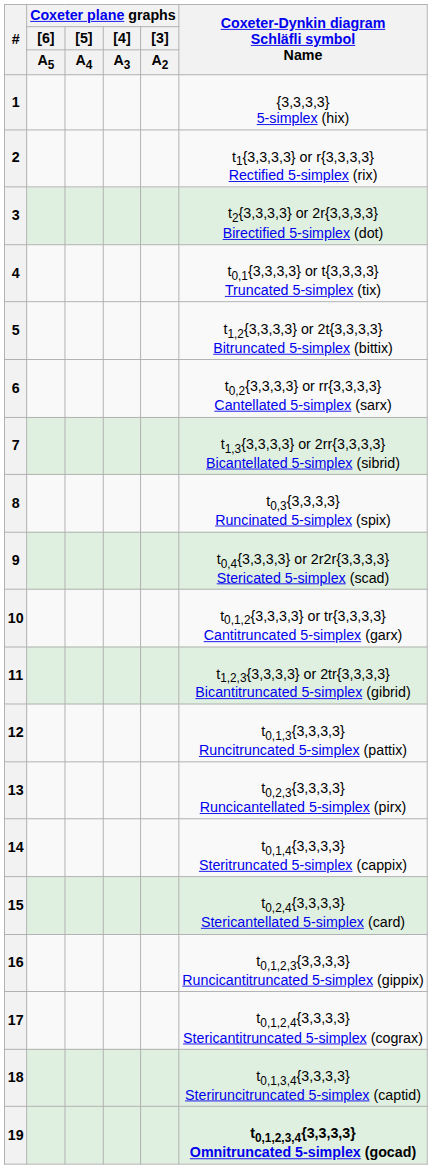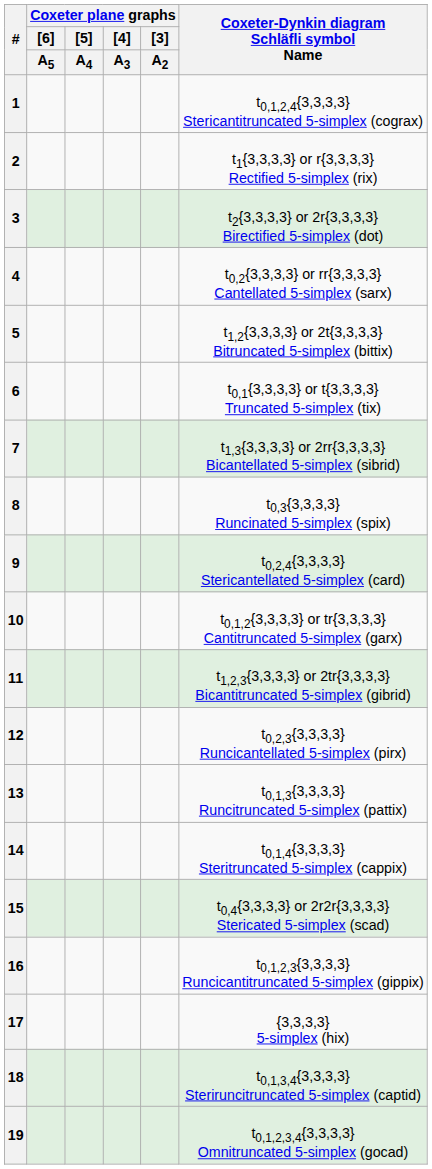(303, 110) {3,3,3,3} 5-simplex (hix) -> (303, 111) t0,1,2,4{3,3,3,3} Stericantitruncated 5-simplex (cograx)
(303, 281) t0,1{3,3,3,3} or t{3,3,3,3} Truncated 5-simplex (tix) -> (303, 284) t0,2{3,3,3,3} or rr{3,3,3,3} Cantellated 5-simplex (sarx)
(303, 396) t0,2{3,3,3,3} or rr{3,3,3,3} Cantellated 5-simplex (sarx) -> (303, 399) t0,1{3,3,3,3} or t{3,3,3,3} Truncated 5-simplex (tix)
(303, 568) t0,4{3,3,3,3} or 2r2r{3,3,3,3} Stericated 5-simplex (scad) -> (303, 571) t0,2,4{3,3,3,3} Stericantellated 5-simplex (card)
(303, 741) t0,1,3{3,3,3,3} Runcitruncated 5-simplex (pattix) -> (303, 743) t0,2,3{3,3,3,3} Runcicantellated 5-simplex (pirx)
(303, 798) t0,2,3{3,3,3,3} Runcicantellated 5-simplex (pirx) -> (303, 801) t0,1,3{3,3,3,3} Runcitruncated 5-simplex (pattix)
(303, 913) t0,2,4{3,3,3,3} Stericantellated 5-simplex (card) -> (303, 916) t0,4{3,3,3,3} or 2r2r{3,3,3,3} Stericated 5-simplex (scad)
(303, 1028) t0,1,2,4{3,3,3,3} Stericantitruncated 5-simplex (cograx) -> (303, 1029) {3,3,3,3} 5-simplex (hix)
(303, 1143) bold -> (303, 1143) normal
